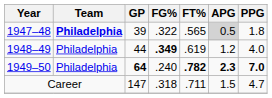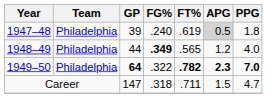(89, 31) bold -> (87, 31) normal
(166, 31) .322 -> (161, 31) .240
(195, 31) .565 -> (190, 31) .619
(195, 49) .619 -> (190, 49) .565
(166, 67) .240 -> (161, 67) .322
